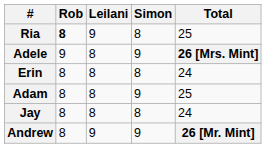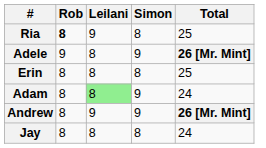(218, 53) 26 [Mrs. Mint] -> (214, 53) 26 [Mr. Mint]
(185, 73) 24 -> (185, 73) 25
(92, 93) no background -> (92, 93) lightgreen background
(185, 93) 25 -> (185, 93) 24
rows swapped: (30, 133) <-> (30, 113)
